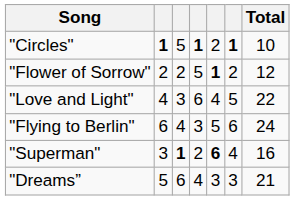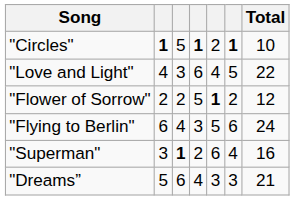rows swapped: (71, 99) <-> (80, 72)
(216, 153) bold -> (216, 153) normal
